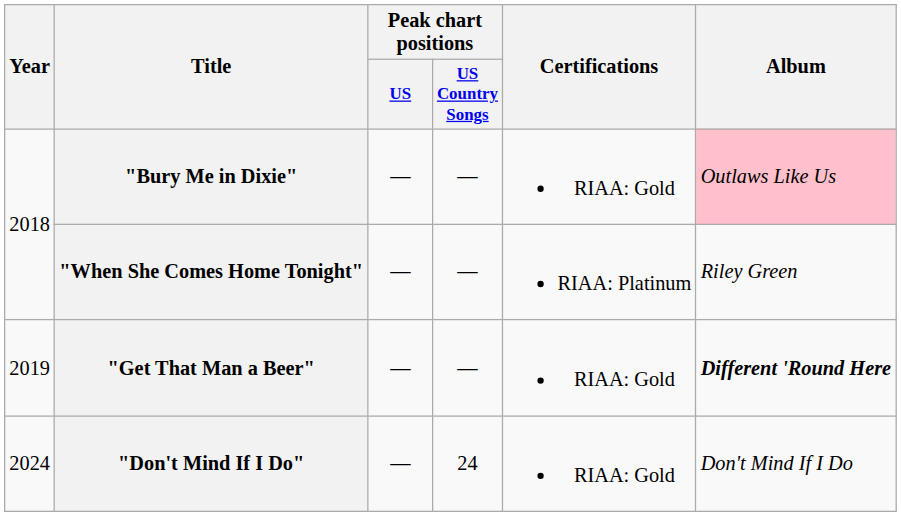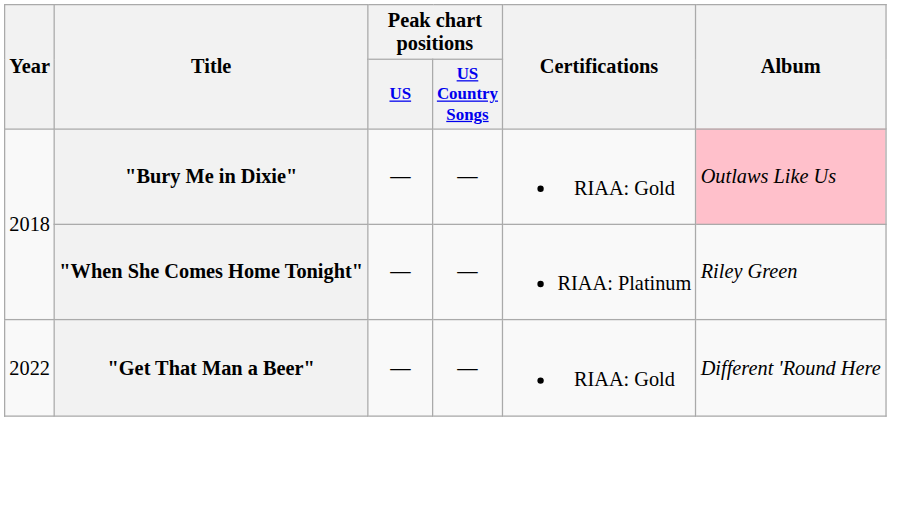(30, 367) 2019 -> (30, 367) 2022
(796, 367) bold -> (791, 367) normal
- row: (211, 463)
